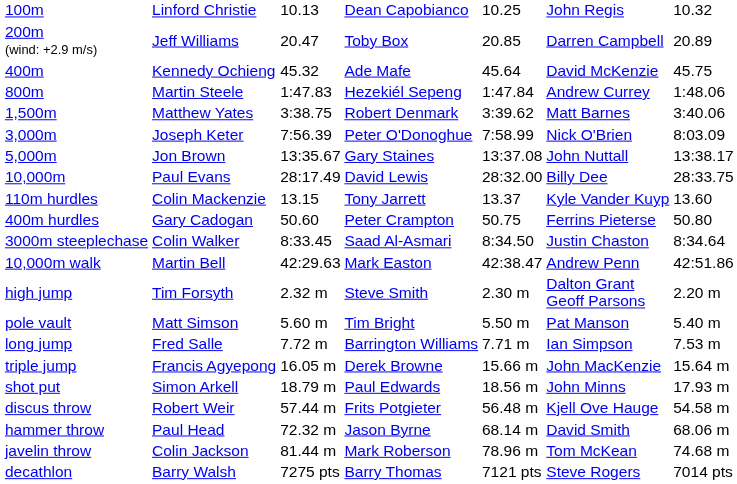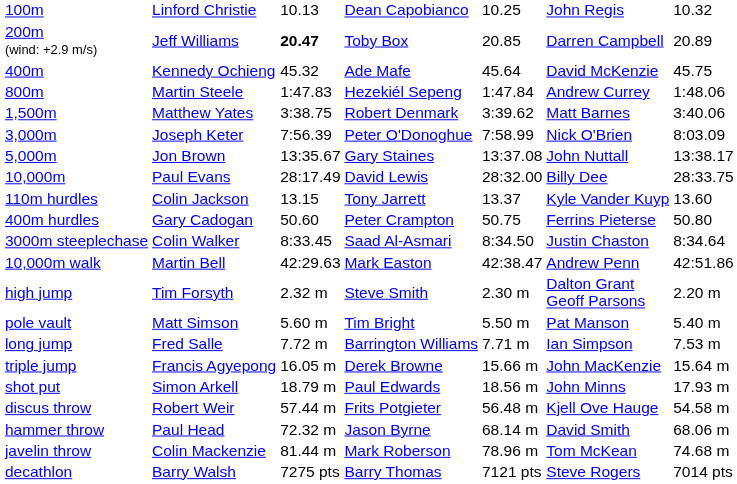(300, 40) normal -> (300, 40) bold
(209, 198) Colin Mackenzie -> (200, 198) Colin Jackson
(200, 451) Colin Jackson -> (209, 451) Colin Mackenzie
